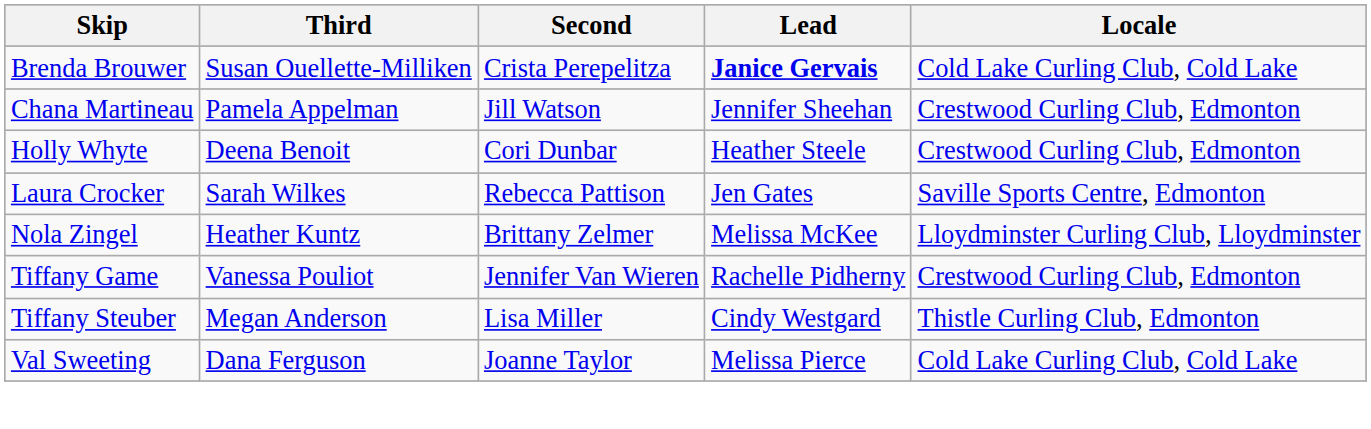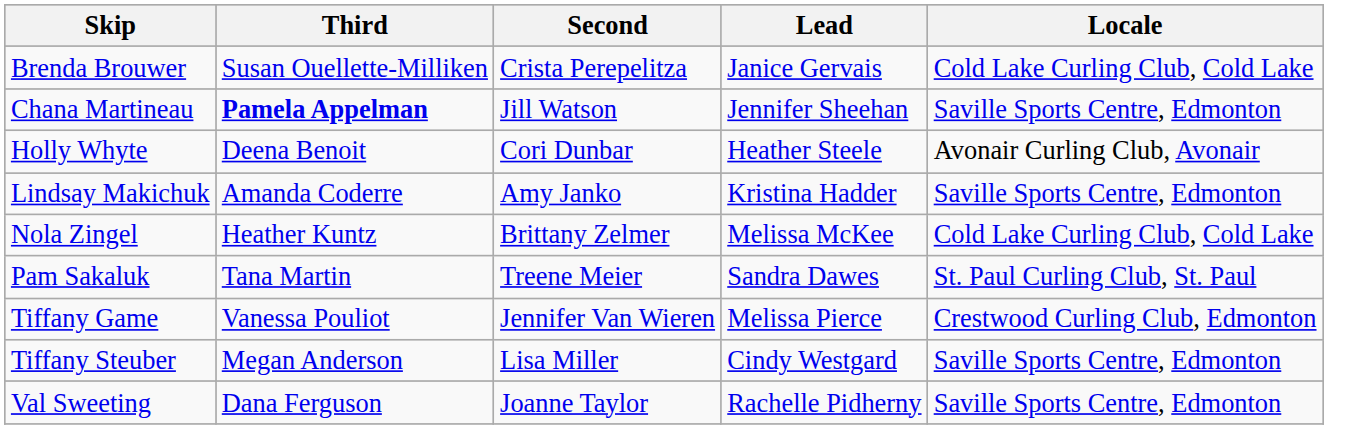(794, 67) bold -> (805, 67) normal
(302, 109) normal -> (325, 109) bold
(1109, 109) Crestwood Curling Club, Edmonton -> (1107, 109) Saville Sports Centre, Edmonton
(1109, 151) Crestwood Curling Club, Edmonton -> (1097, 151) Avonair Curling Club, Avonair
- row: (88, 192)
+ row: (110, 192)
(1139, 234) Lloydminster Curling Club, Lloydminster -> (1124, 234) Cold Lake Curling Club, Cold Lake
+ row: (80, 276)
(808, 276) Rachelle Pidherny -> (805, 318) Melissa Pierce
(1088, 318) Thistle Curling Club, Edmonton -> (1107, 360) Saville Sports Centre, Edmonton
(788, 360) Melissa Pierce -> (824, 402) Rachelle Pidherny
(1107, 360) Cold Lake Curling Club, Cold Lake -> (1107, 402) Saville Sports Centre, Edmonton
